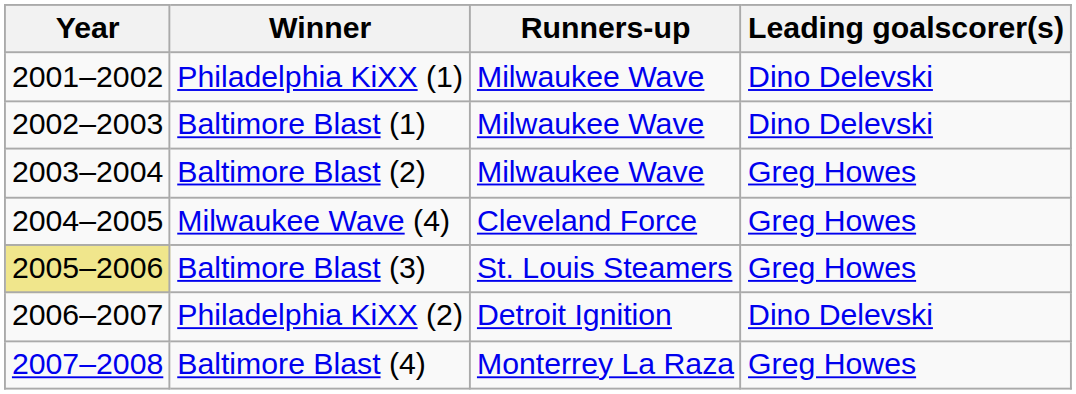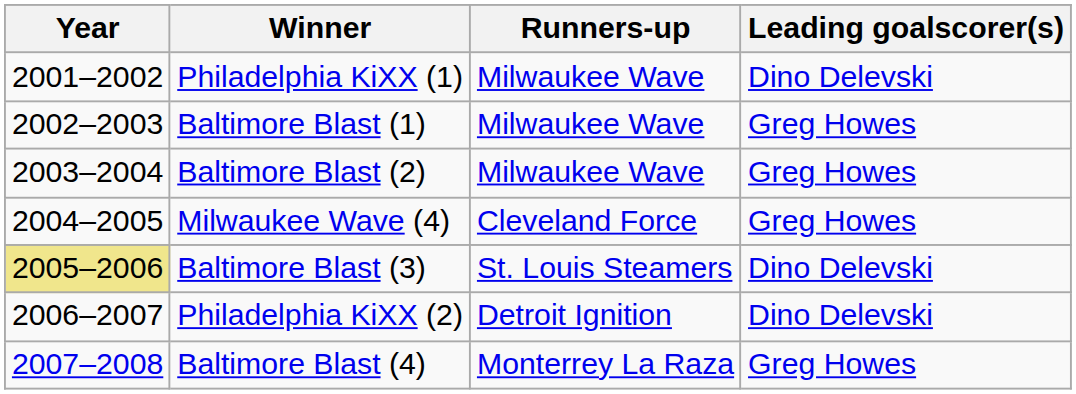(840, 124) Dino Delevski -> (832, 124) Greg Howes
(832, 268) Greg Howes -> (840, 268) Dino Delevski
